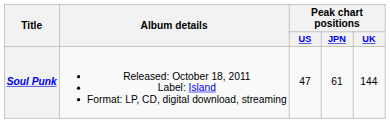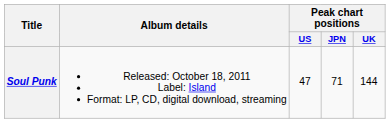(337, 82) 61 -> (337, 82) 71
